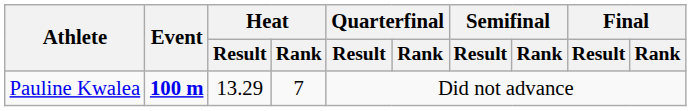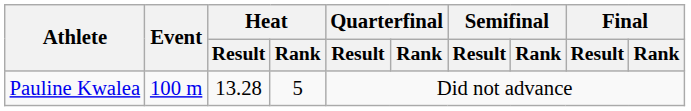(177, 88) bold -> (176, 88) normal
(240, 88) 13.29 -> (239, 88) 13.28
(299, 88) 7 -> (298, 88) 5
